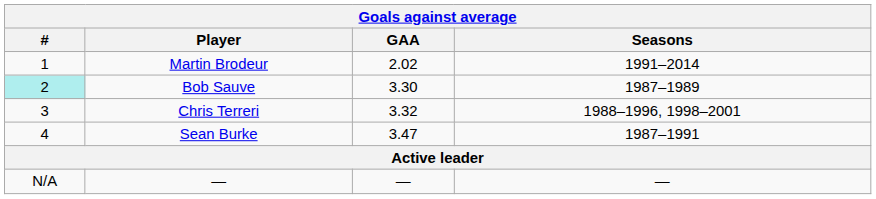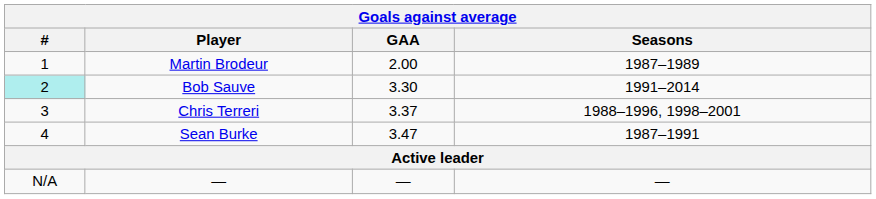(403, 64) 2.02 -> (403, 64) 2.00
(662, 64) 1991–2014 -> (662, 64) 1987–1989
(662, 87) 1987–1989 -> (662, 87) 1991–2014
(403, 111) 3.32 -> (403, 111) 3.37
